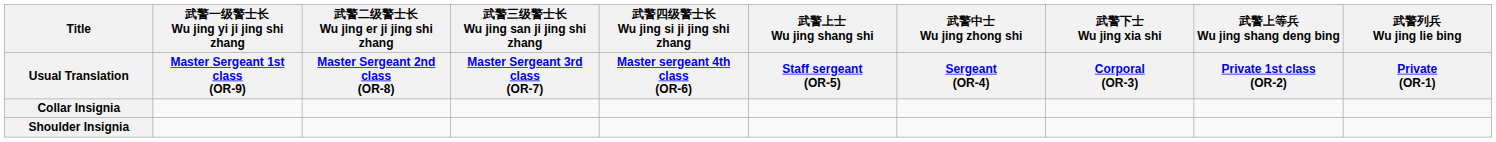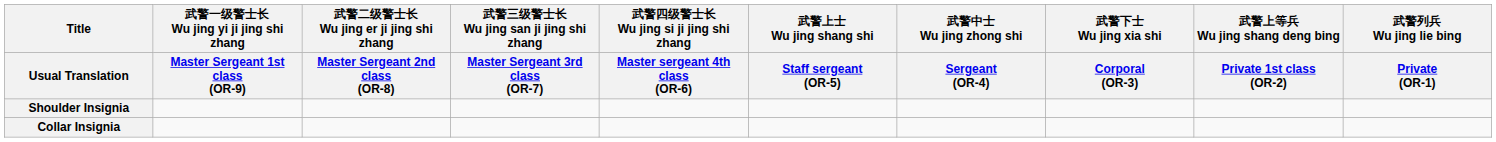rows swapped: (79, 127) <-> (79, 108)
